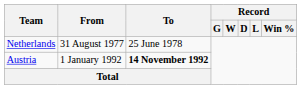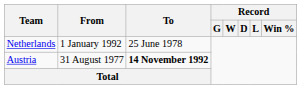(92, 44) 31 August 1977 -> (91, 44) 1 January 1992
(91, 60) 1 January 1992 -> (92, 60) 31 August 1977
